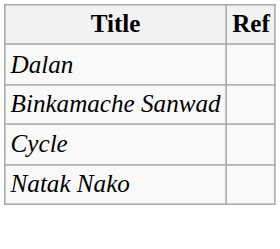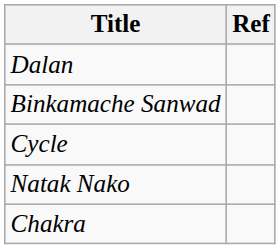+ row: (48, 223)
